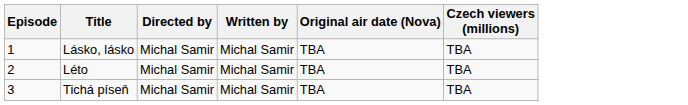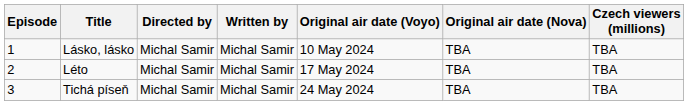+ column: (370, 21)
